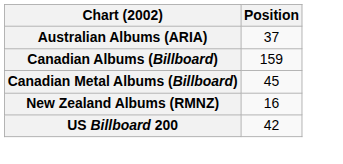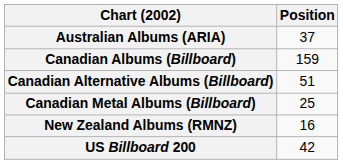+ row: (141, 81)
(271, 81) 45 -> (307, 103) 25
